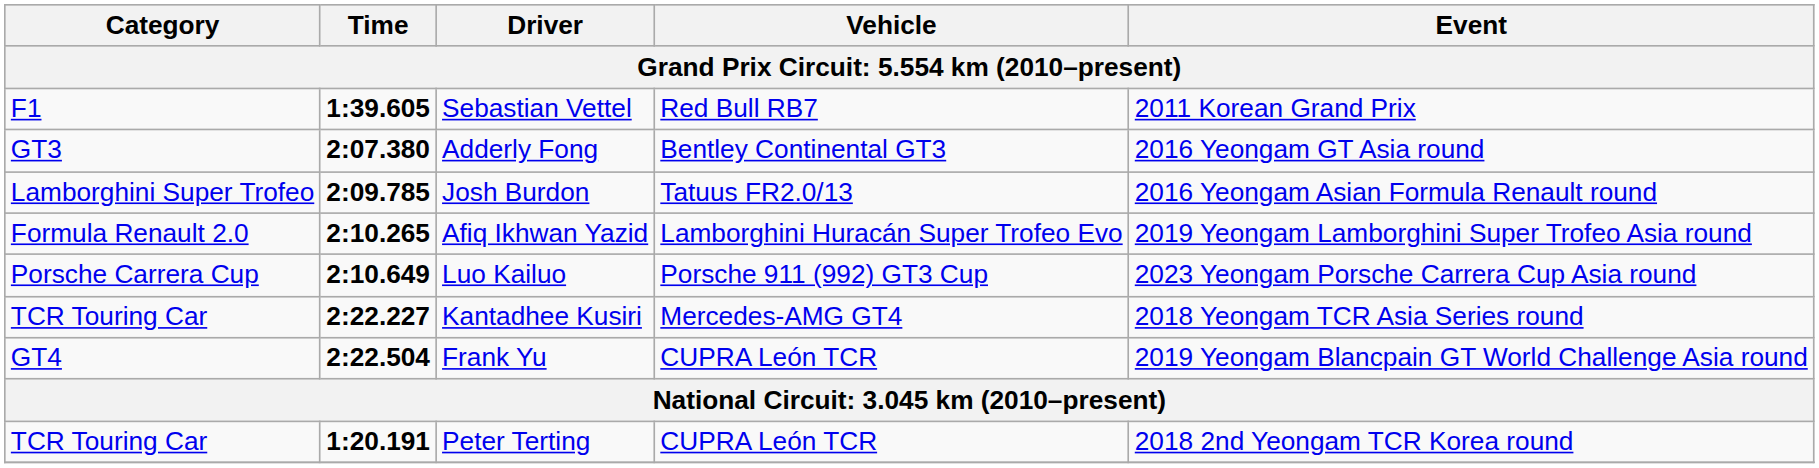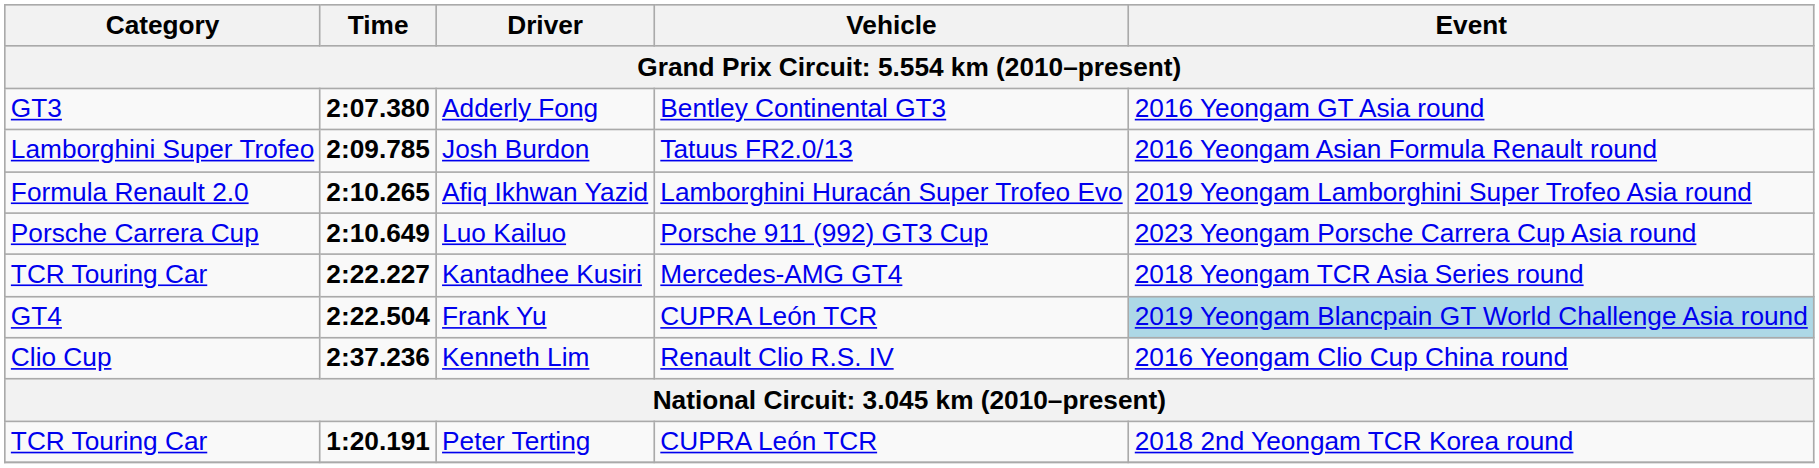- row: (537, 108)
(1471, 358) no background -> (1471, 316) lightblue background
+ row: (516, 358)
